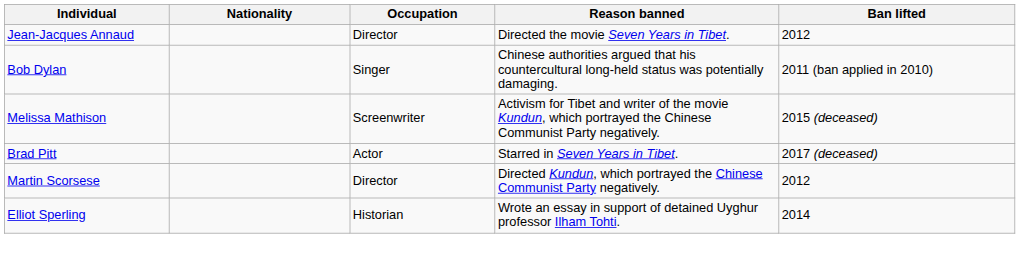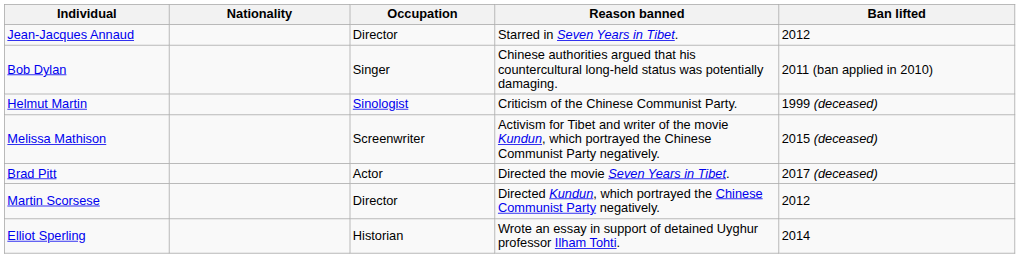(614, 34) Directed the movie Seven Years in Tibet. -> (588, 34) Starred in Seven Years in Tibet.
+ row: (47, 104)
(588, 153) Starred in Seven Years in Tibet. -> (614, 173) Directed the movie Seven Years in Tibet.
